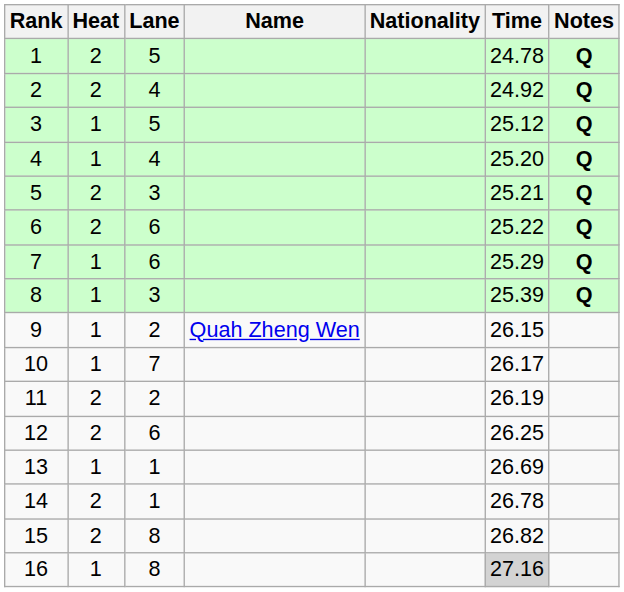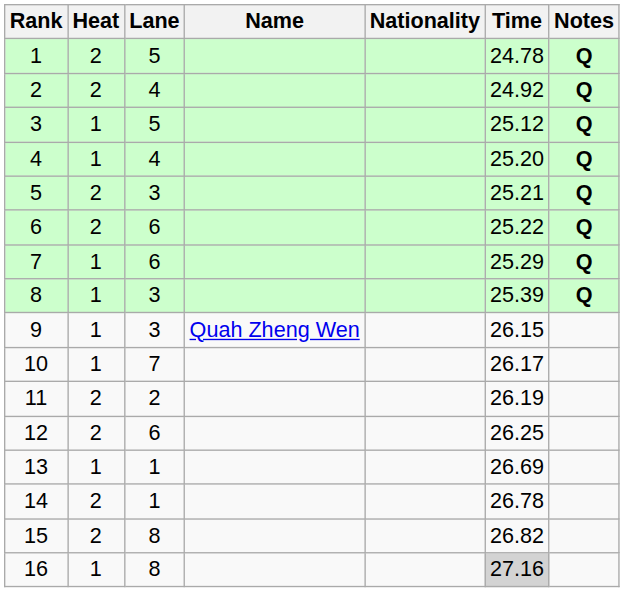(154, 329) 2 -> (154, 329) 3
